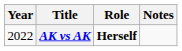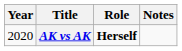(20, 35) 2022 -> (20, 35) 2020
